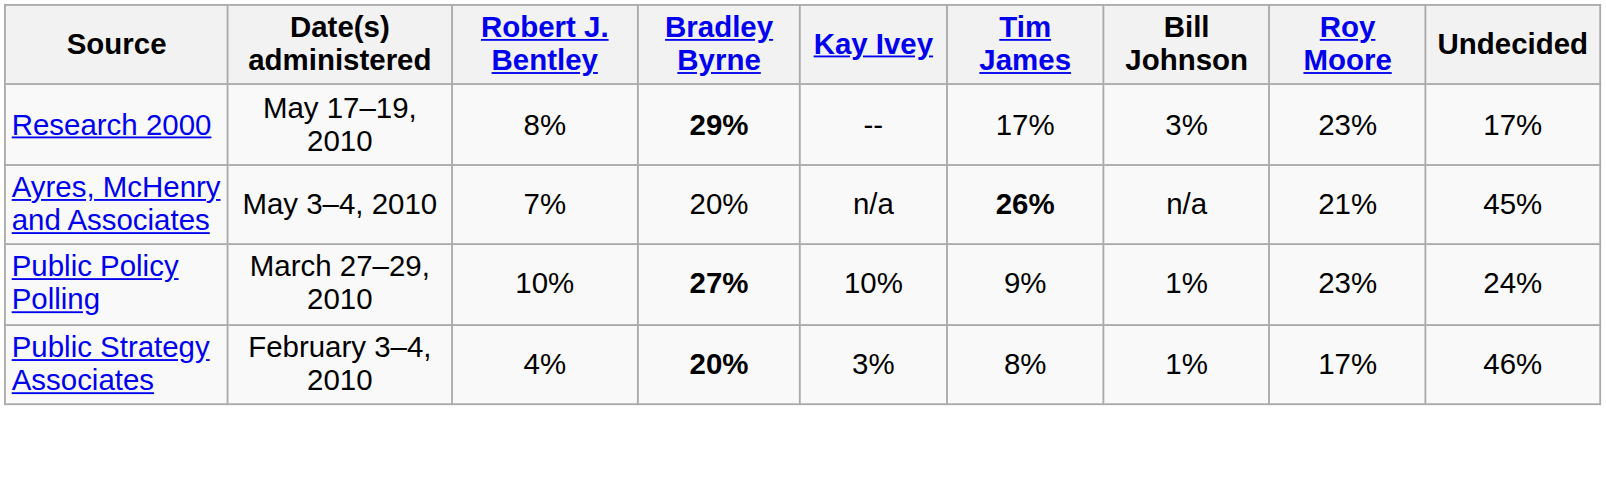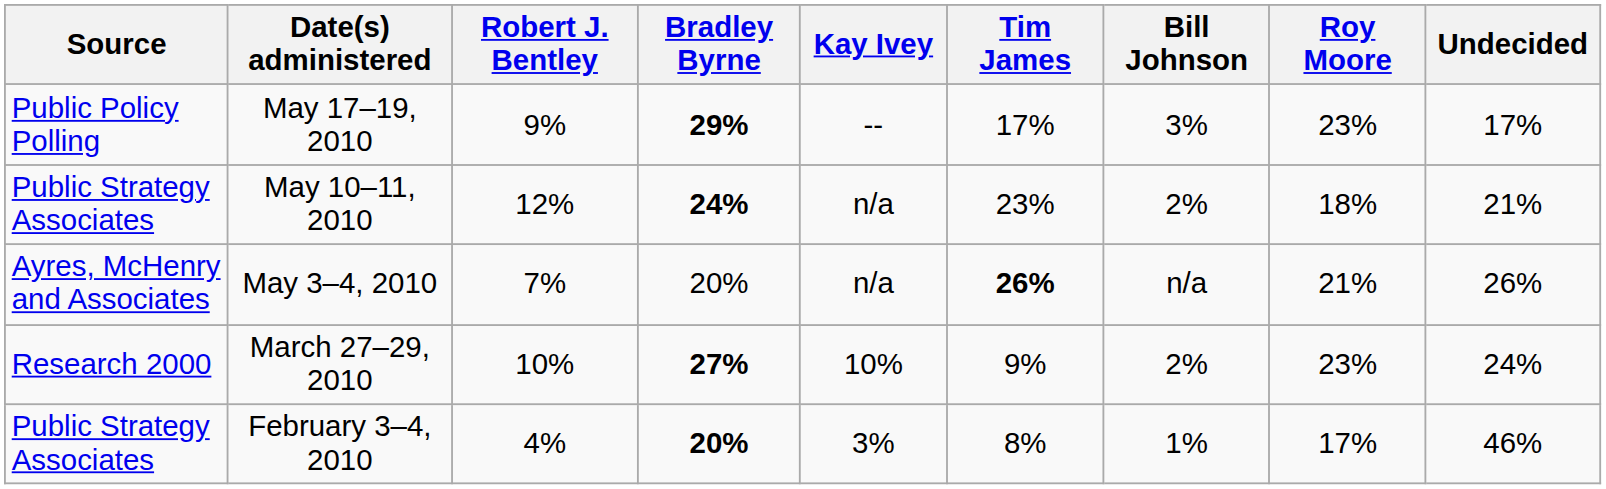(112, 124) Research 2000 -> (95, 124) Public Policy Polling
(545, 124) 8% -> (545, 124) 9%
+ row: (340, 204)
(1513, 204) 45% -> (1513, 283) 26%
(95, 283) Public Policy Polling -> (112, 363) Research 2000
(1187, 283) 1% -> (1187, 363) 2%
